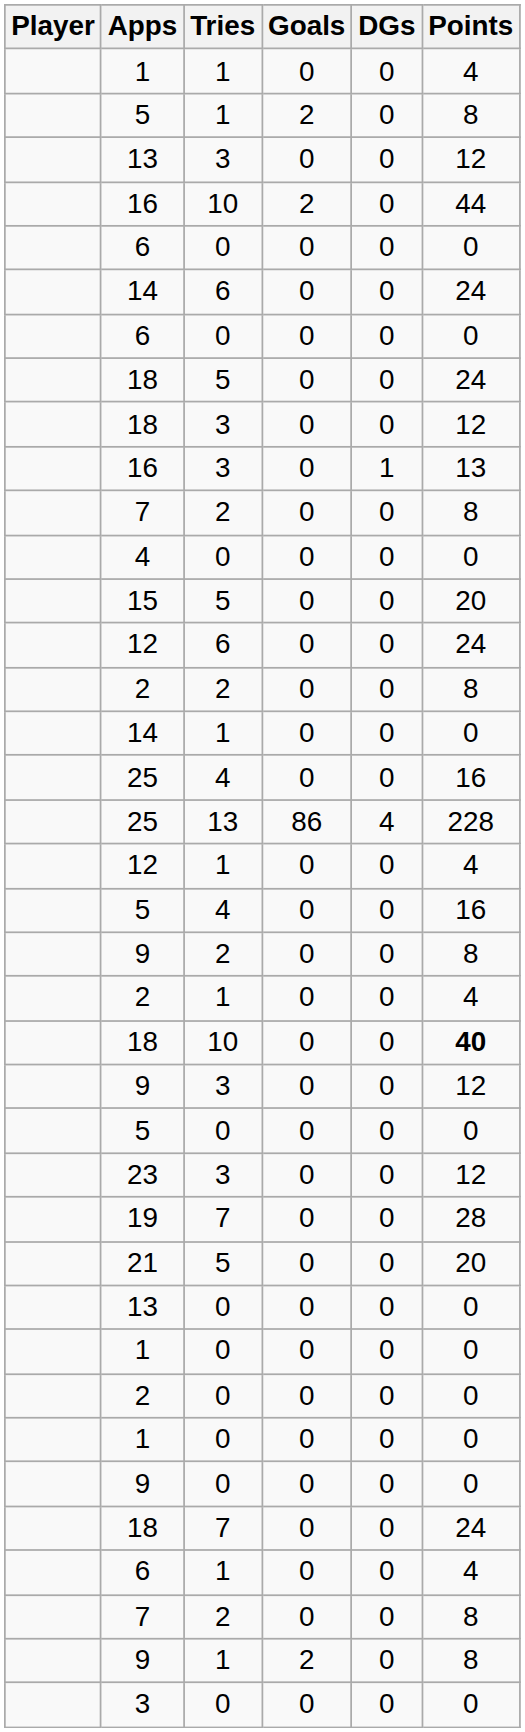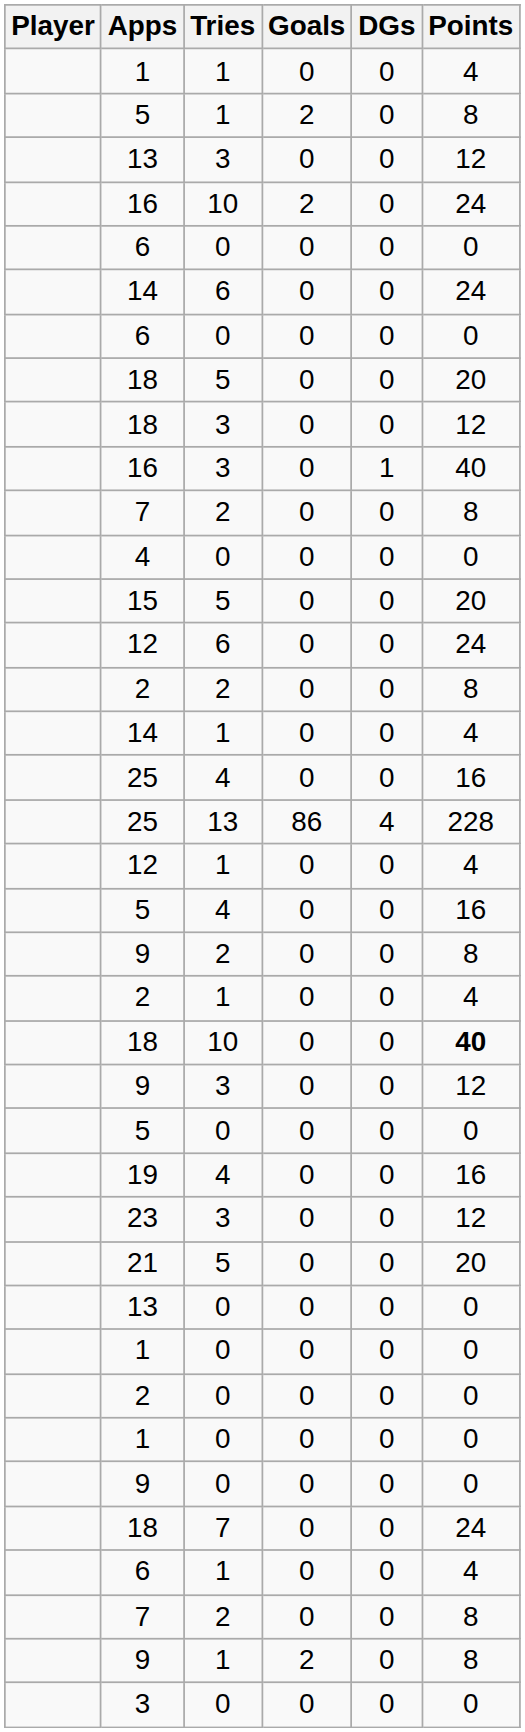(471, 203) 44 -> (471, 203) 24
(471, 379) 24 -> (471, 379) 20
(471, 468) 13 -> (471, 468) 40
(471, 733) 0 -> (471, 733) 4
+ row: (143, 1174)
- row: (143, 1218)
